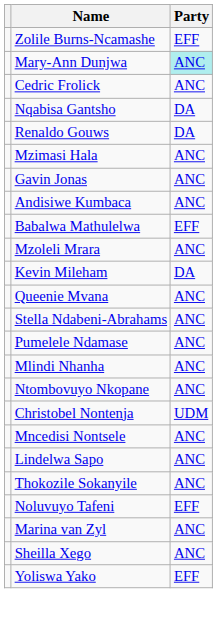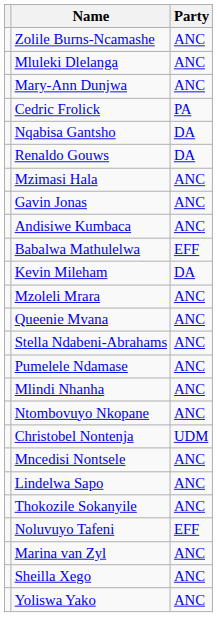(187, 39) EFF -> (189, 39) ANC
+ row: (66, 62)
(189, 62) paleturquoise background -> (189, 86) no background
(189, 86) ANC -> (183, 109) PA
rows swapped: (61, 272) <-> (57, 249)
(187, 576) EFF -> (189, 599) ANC
